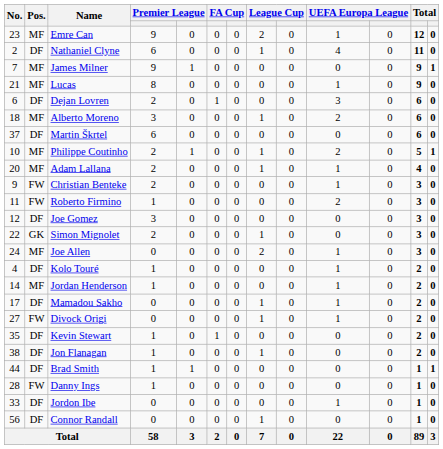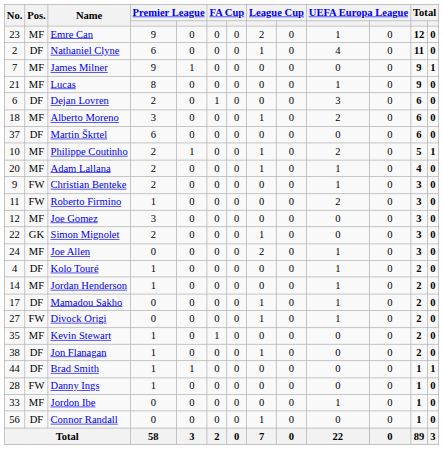(36, 218) DF -> (36, 218) MF
(36, 335) DF -> (36, 335) MF
(36, 402) DF -> (36, 402) MF
